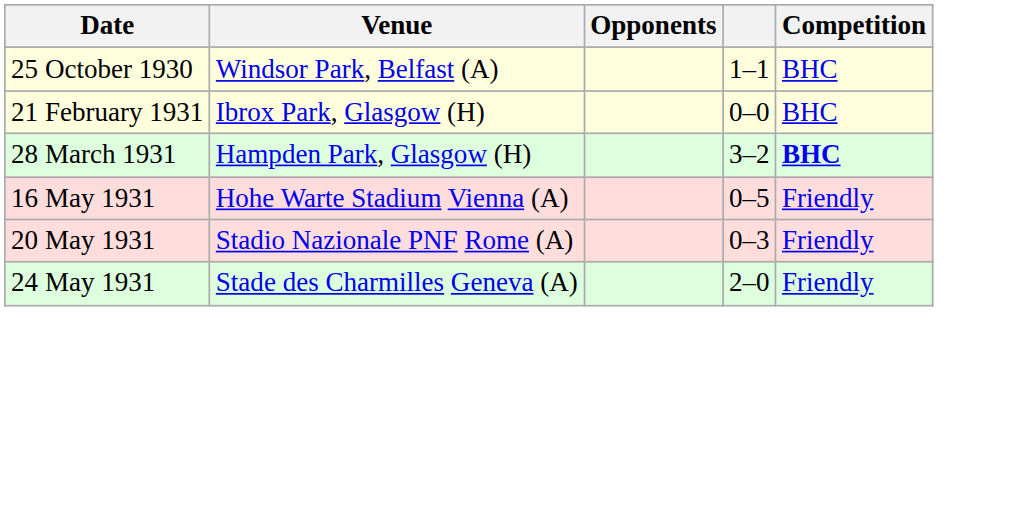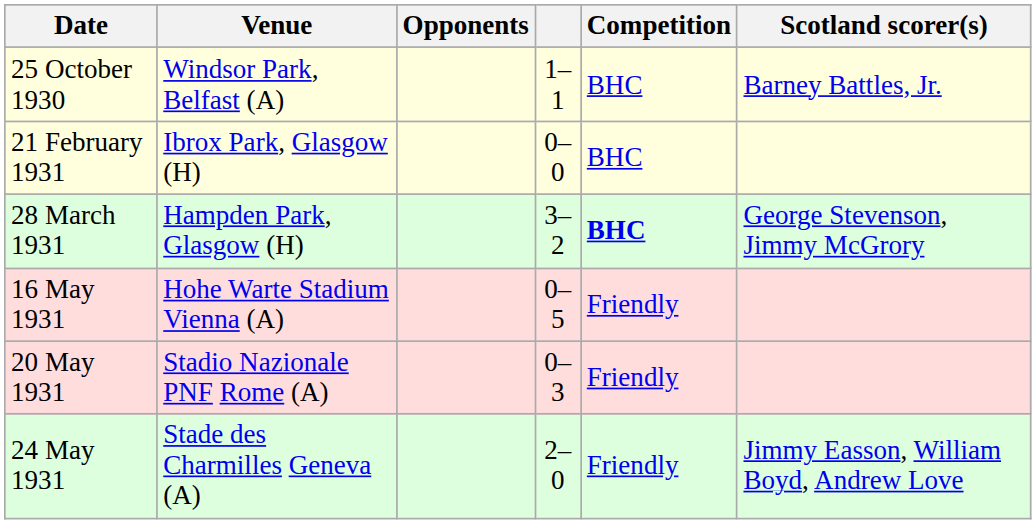+ column: (884, 25)
